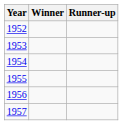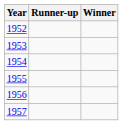columns swapped: (48, 12) <-> (92, 12)
